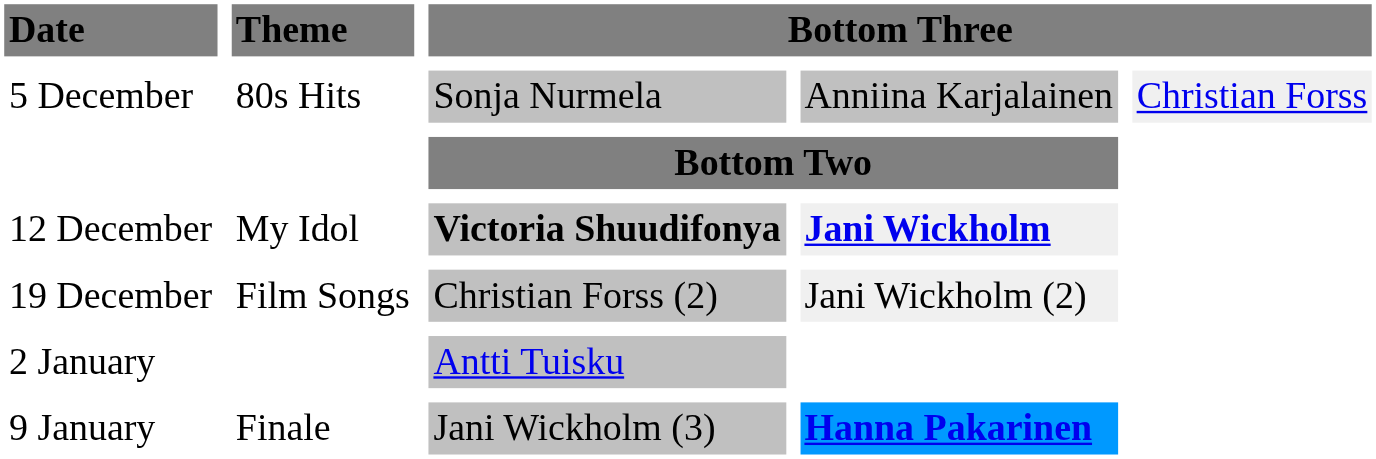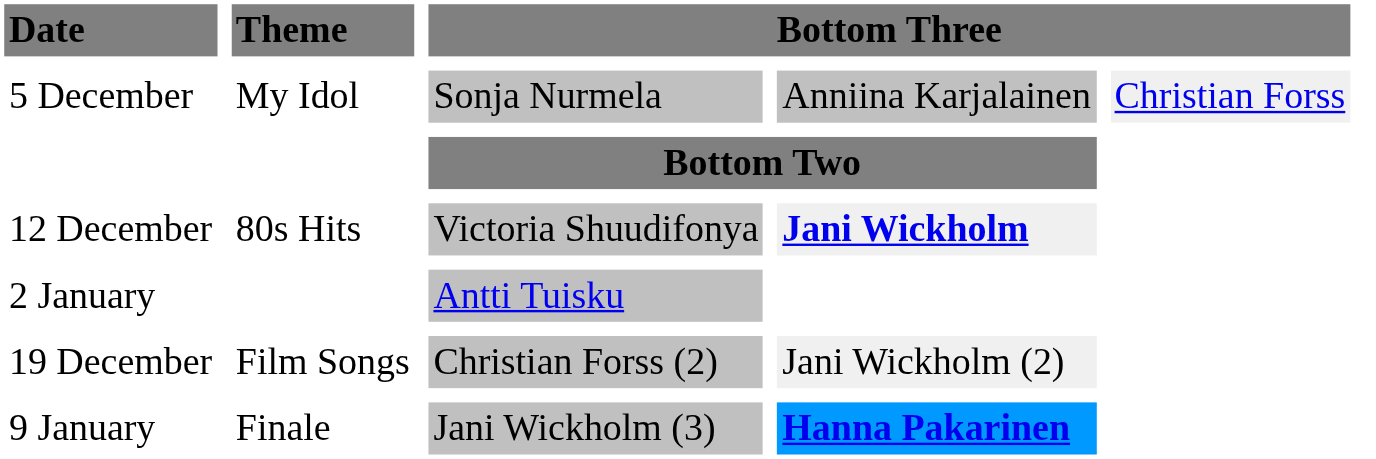(299, 95) 80s Hits -> (297, 95) My Idol
(297, 228) My Idol -> (299, 228) 80s Hits
(607, 228) bold -> (596, 228) normal
rows swapped: (111, 295) <-> (82, 361)
